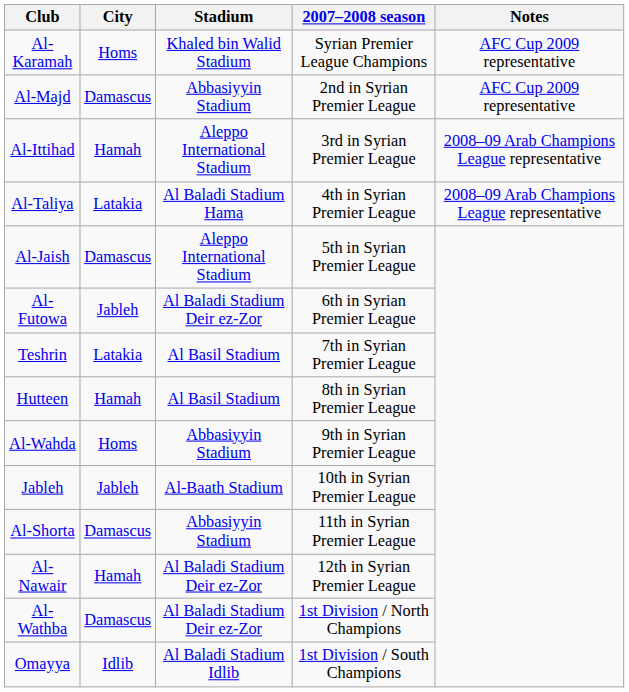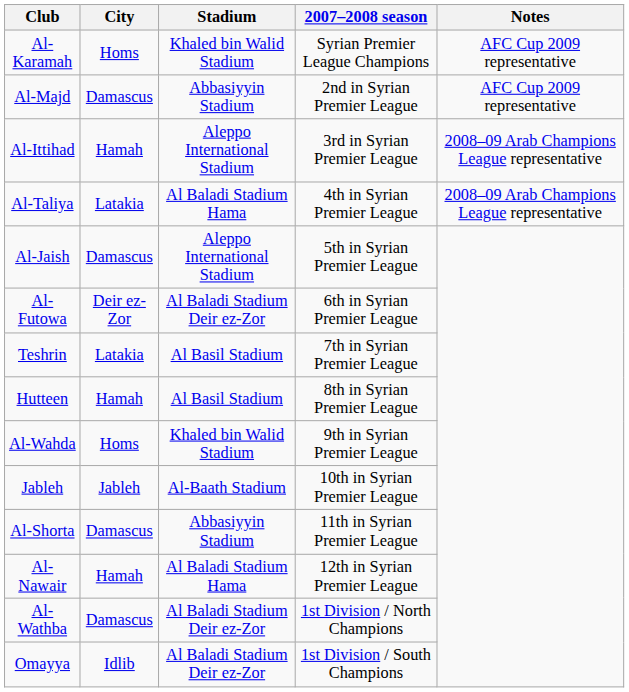(118, 310) Jableh -> (119, 310) Deir ez-Zor
(224, 443) Abbasiyyin Stadium -> (227, 443) Khaled bin Walid Stadium
(224, 575) Al Baladi Stadium Deir ez-Zor -> (227, 575) Al Baladi Stadium Hama
(224, 664) Al Baladi Stadium Idlib -> (227, 664) Al Baladi Stadium Deir ez-Zor
